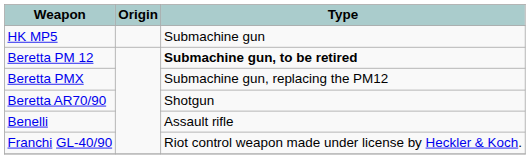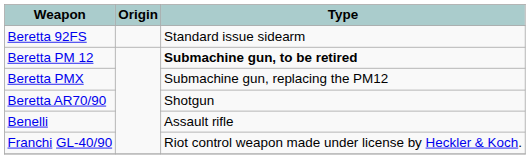+ row: (47, 36)
- row: (33, 36)
